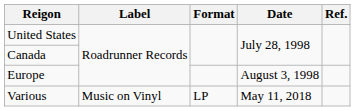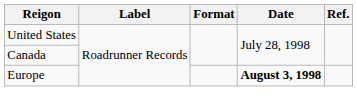(280, 75) normal -> (281, 75) bold
- row: (27, 95)
